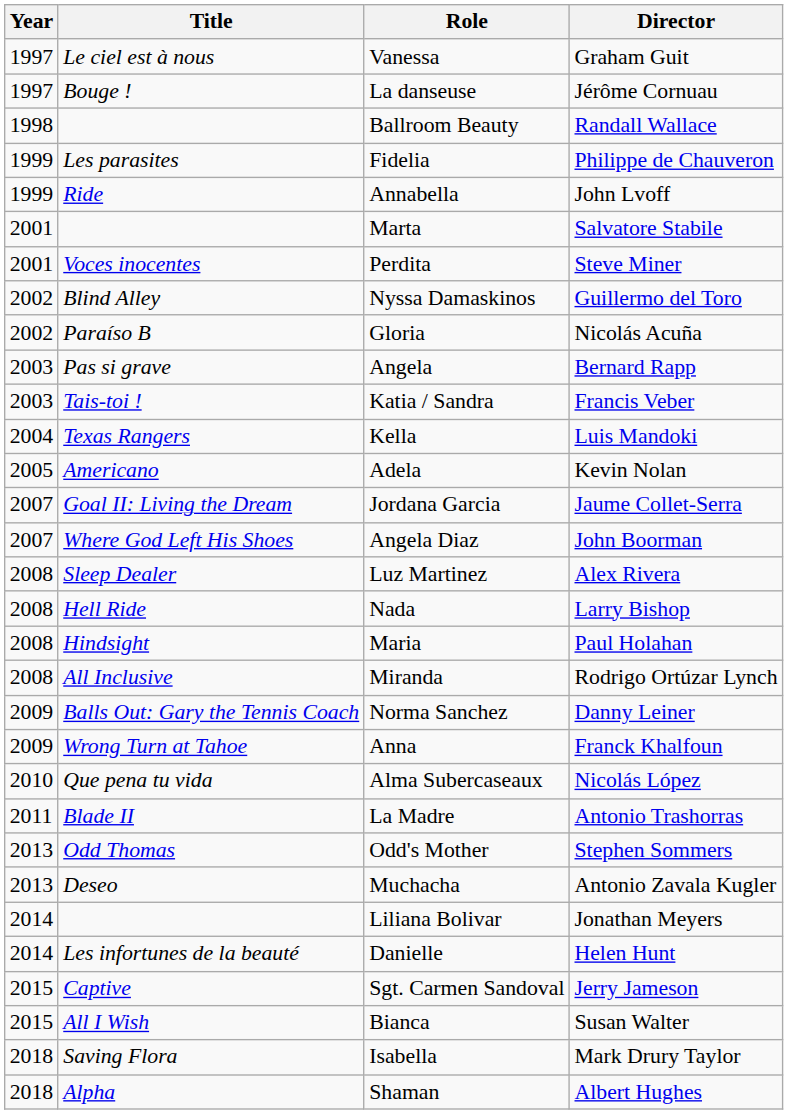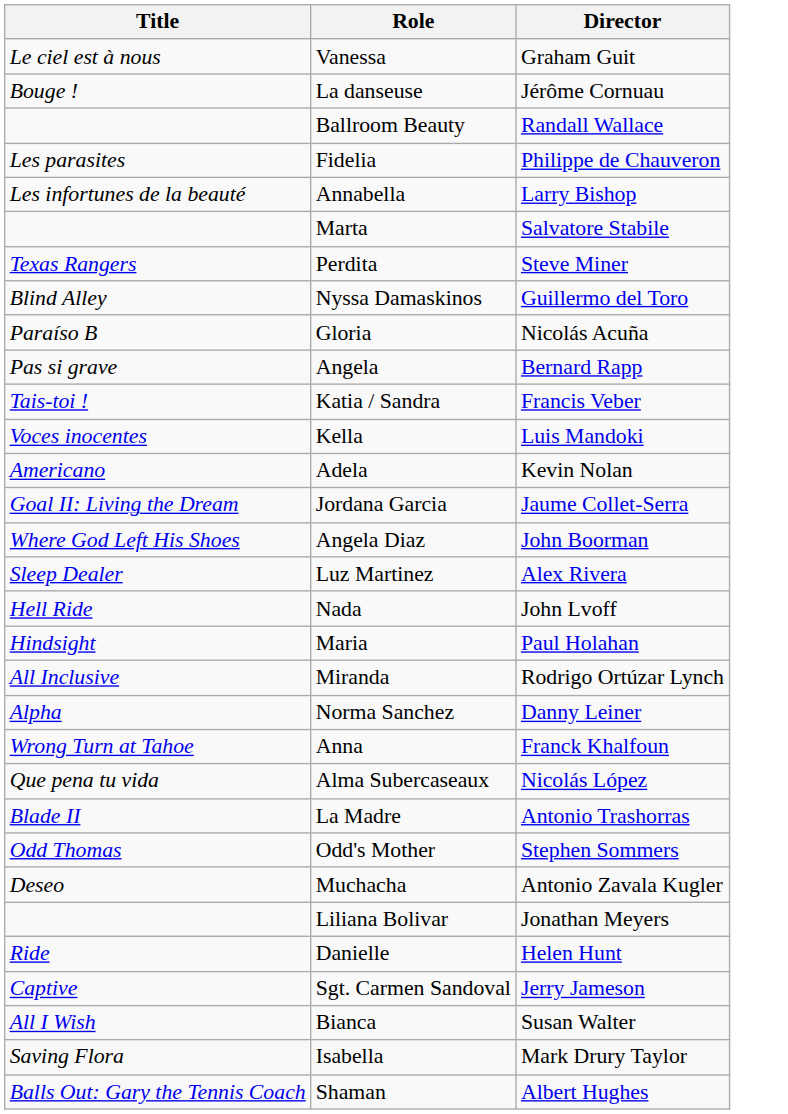- column: (31, 21)
(83, 194) Ride -> (128, 194) Les infortunes de la beauté
(622, 194) John Lvoff -> (579, 194) Larry Bishop
(132, 263) Voces inocentes -> (73, 263) Texas Rangers
(127, 435) Texas Rangers -> (78, 435) Voces inocentes
(632, 608) Larry Bishop -> (569, 608) John Lvoff
(211, 711) Balls Out: Gary the Tennis Coach -> (36, 711) Alpha
(181, 953) Les infortunes de la beauté -> (30, 953) Ride
(89, 1091) Alpha -> (158, 1091) Balls Out: Gary the Tennis Coach
